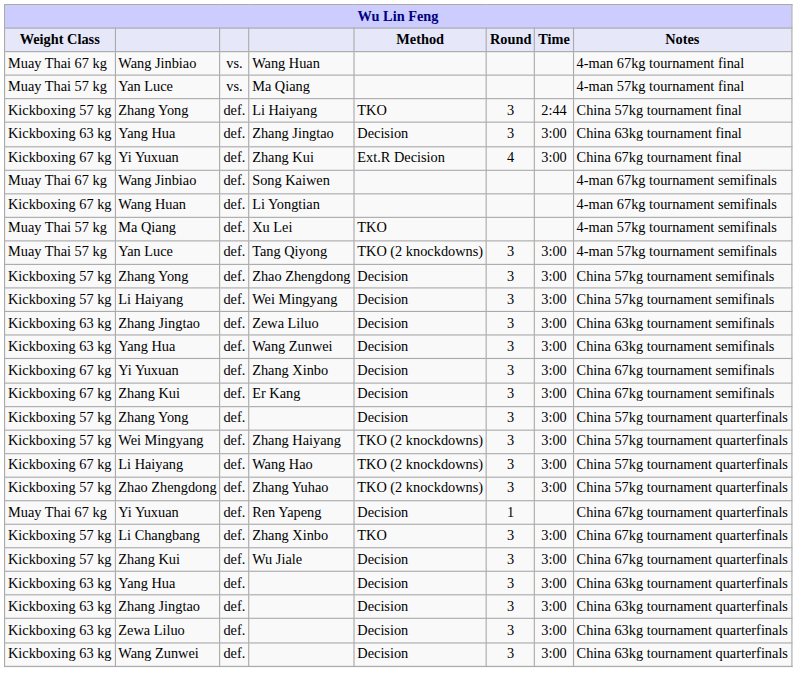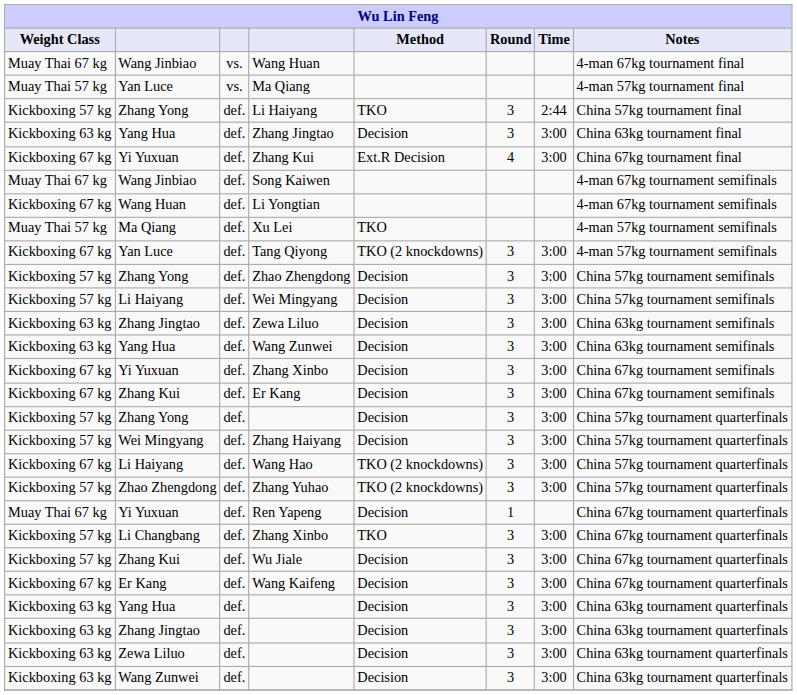(57, 252) Muay Thai 57 kg -> (60, 252) Kickboxing 67 kg
(420, 441) TKO (2 knockdowns) -> (383, 441) Decision
+ row: (142, 583)
